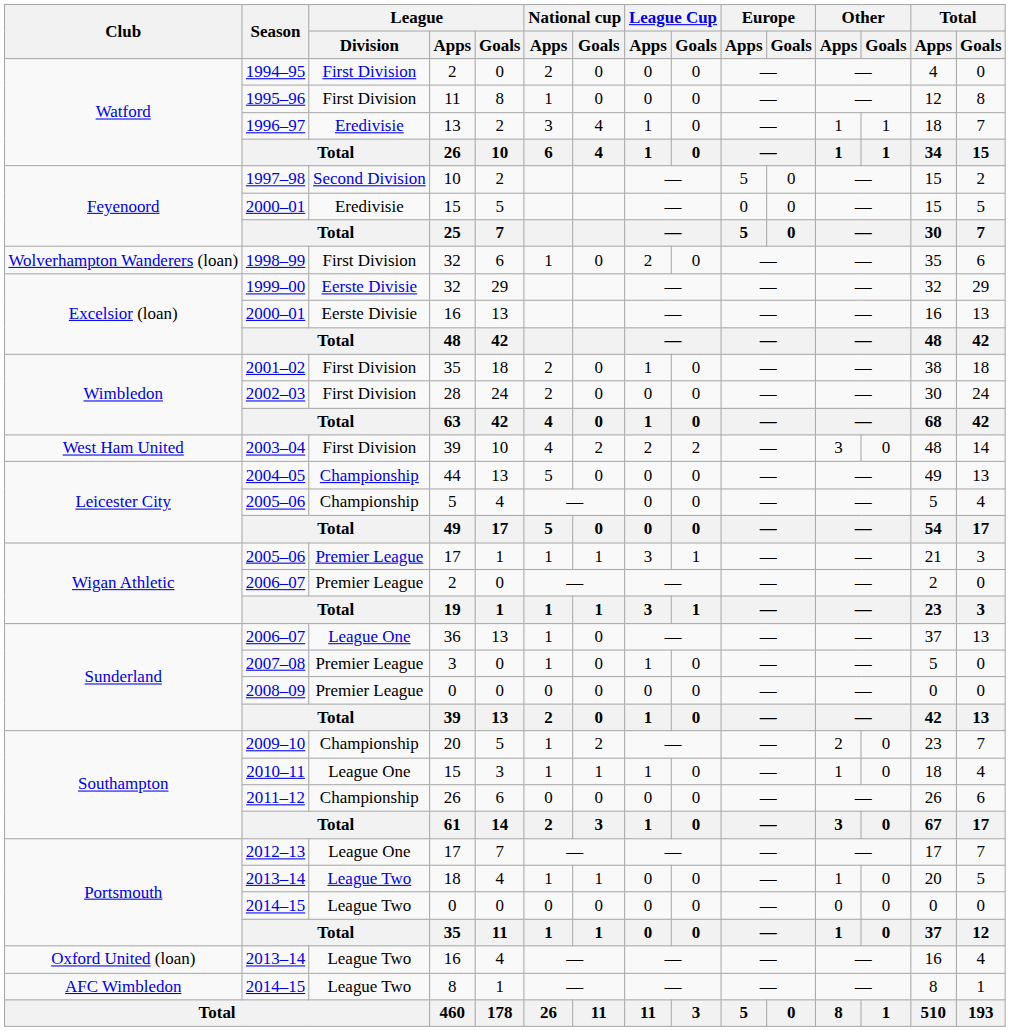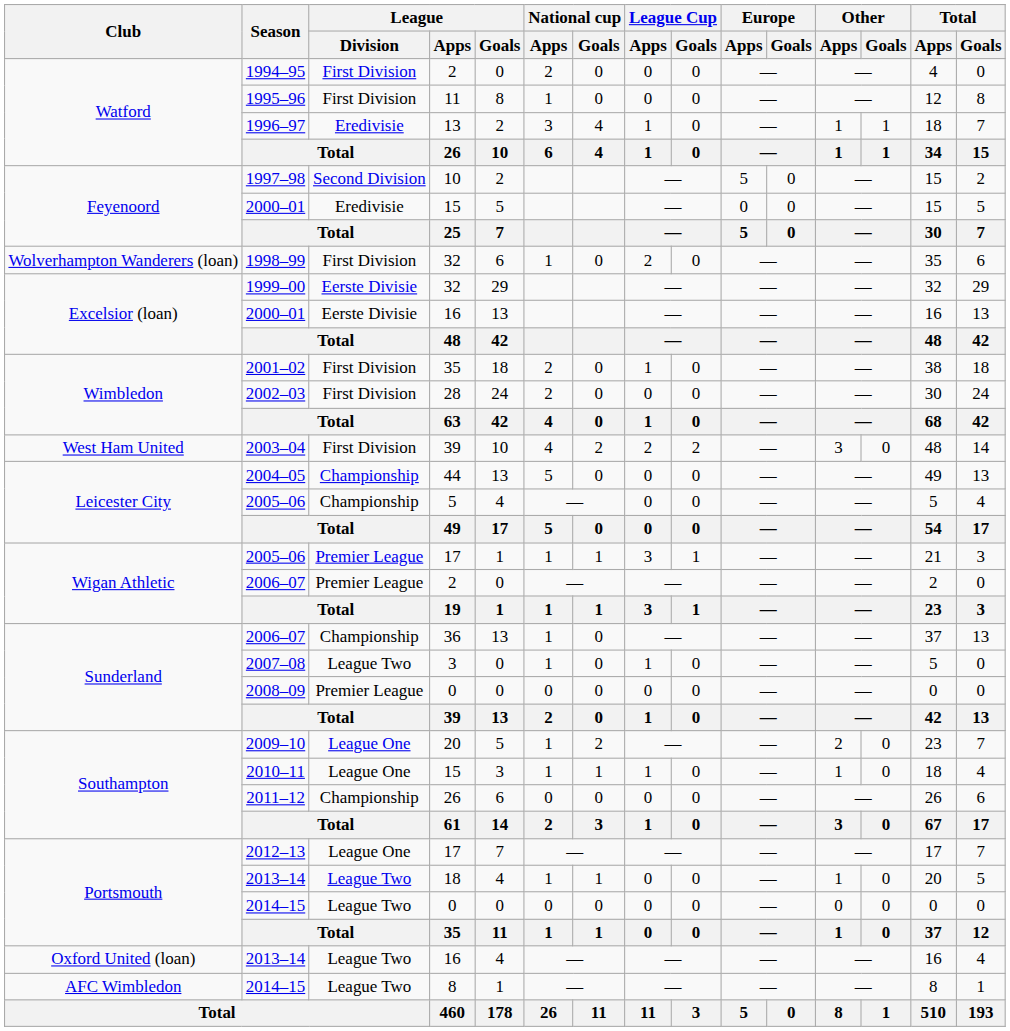(369, 636) League One -> (369, 636) Championship
(369, 663) Premier League -> (369, 663) League Two
(369, 744) Championship -> (369, 744) League One
